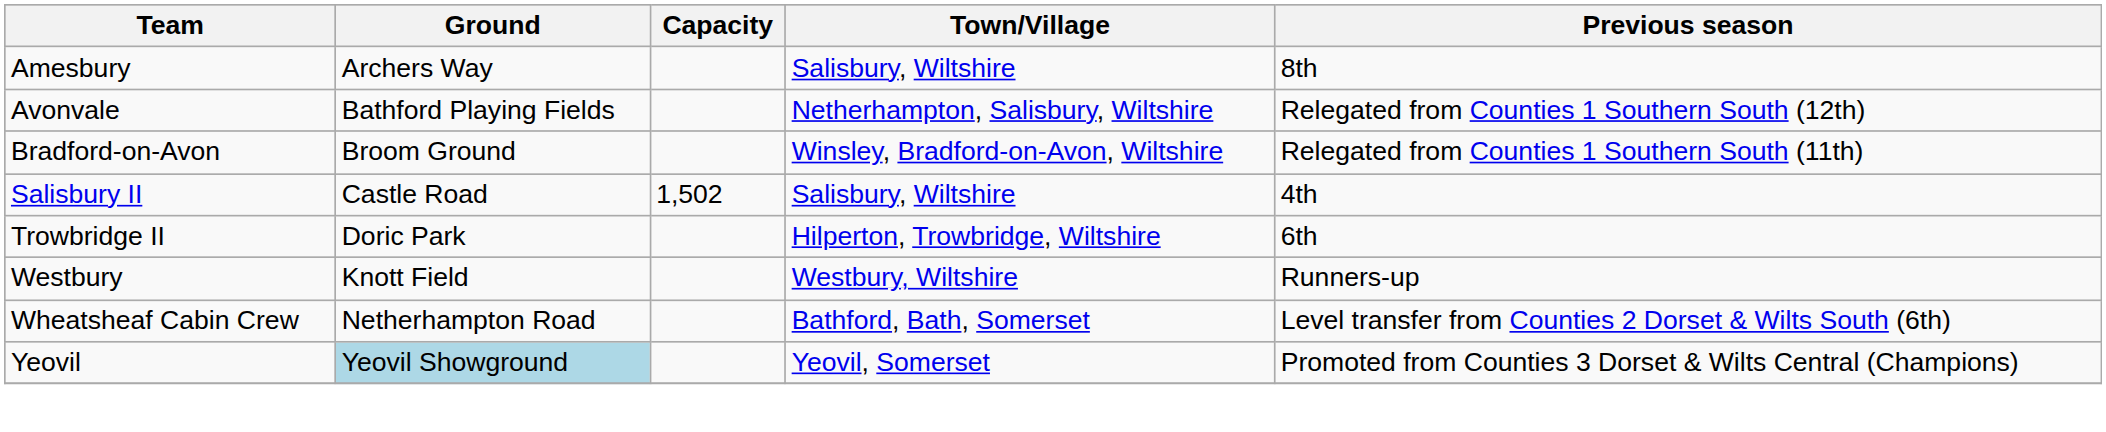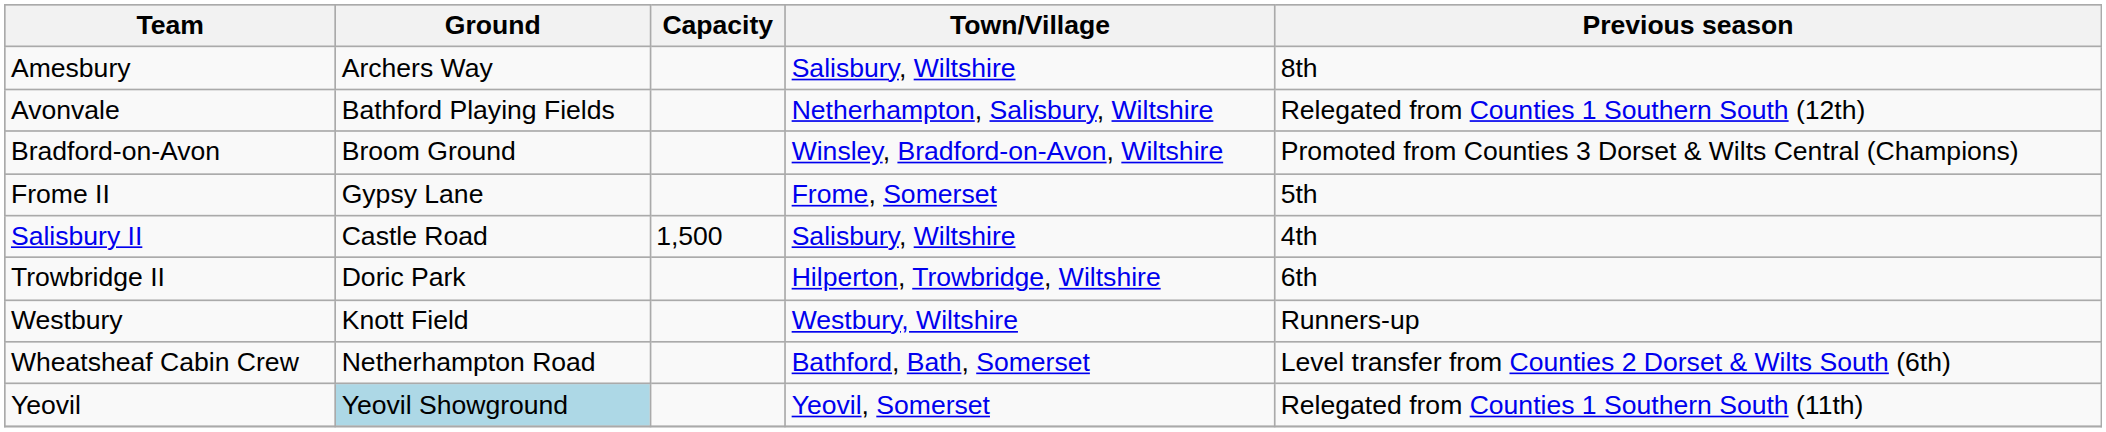(1572, 151) Relegated from Counties 1 Southern South (11th) -> (1650, 151) Promoted from Counties 3 Dorset & Wilts Central (Champions)
+ row: (60, 194)
(689, 194) 1,502 -> (689, 236) 1,500
(1650, 362) Promoted from Counties 3 Dorset & Wilts Central (Champions) -> (1572, 404) Relegated from Counties 1 Southern South (11th)
